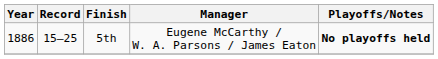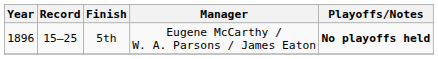(21, 39) 1886 -> (21, 39) 1896
